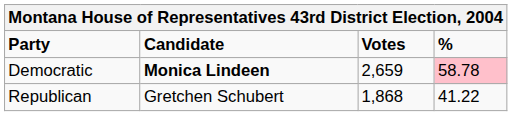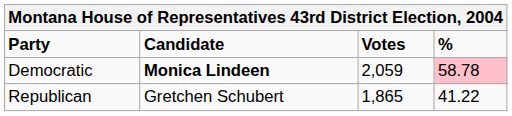(382, 70) 2,659 -> (382, 70) 2,059
(382, 96) 1,868 -> (382, 96) 1,865
